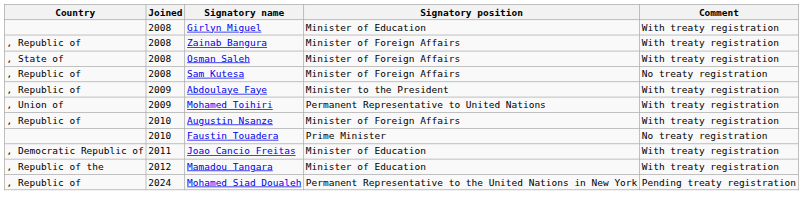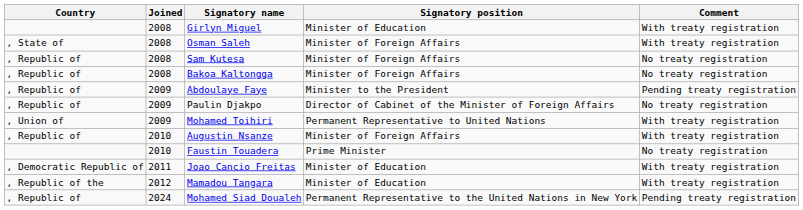- row: (227, 43)
+ row: (230, 74)
(710, 89) With treaty registration -> (719, 89) Pending treaty registration
+ row: (224, 105)
